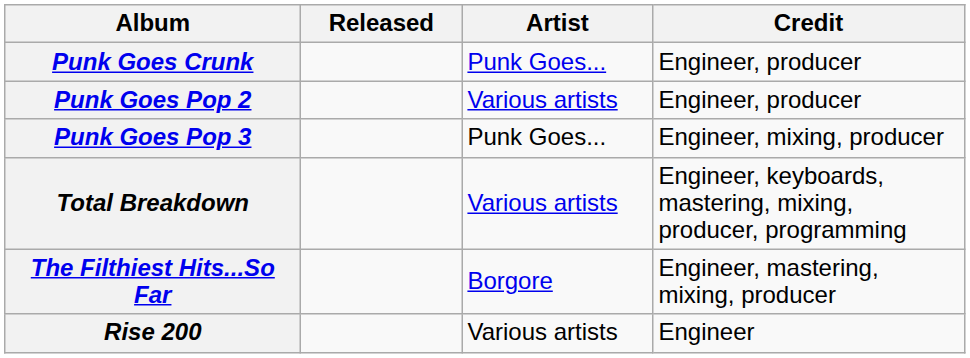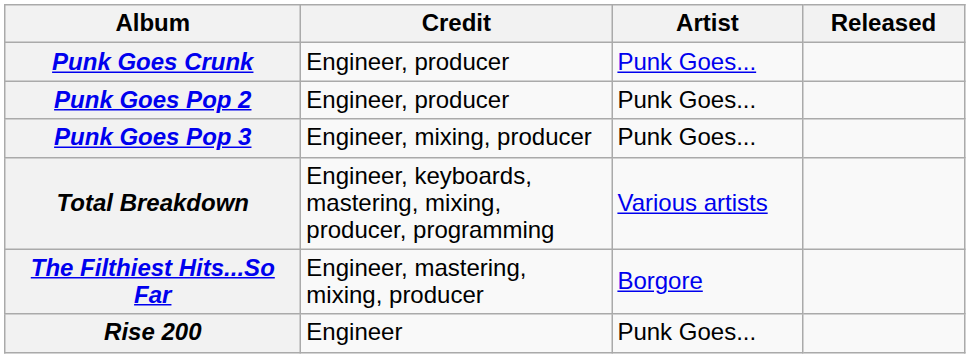columns swapped: (381, 23) <-> (808, 23)
(543, 99) Various artists -> (687, 99) Punk Goes...
(543, 332) Various artists -> (687, 332) Punk Goes...
